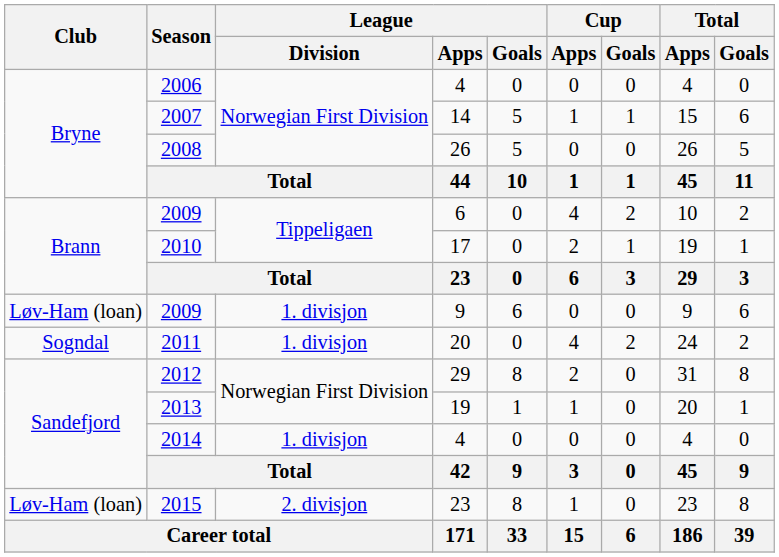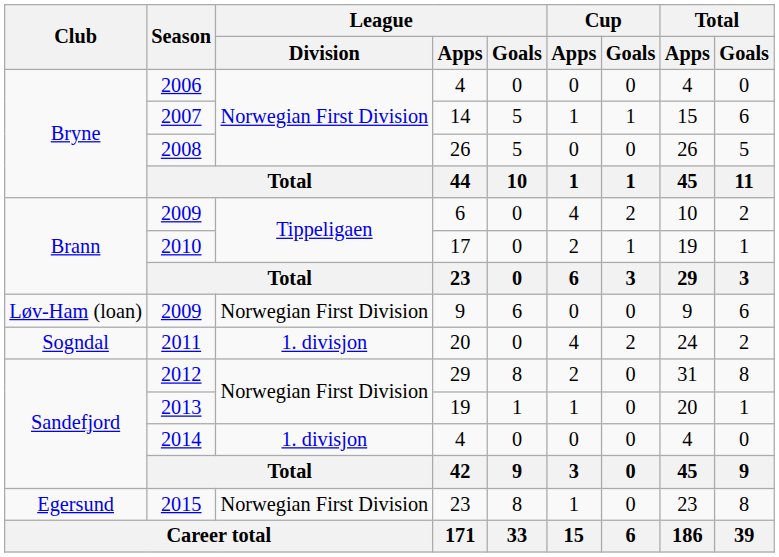(324, 310) 1. divisjon -> (324, 310) Norwegian First Division
(76, 504) Løv-Ham (loan) -> (76, 504) Egersund
(324, 504) 2. divisjon -> (324, 504) Norwegian First Division
